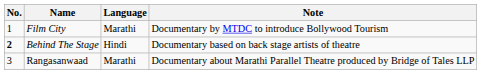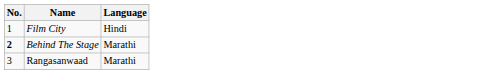- column: (313, 12)
(120, 28) Marathi -> (115, 28) Hindi
(115, 45) Hindi -> (120, 45) Marathi
